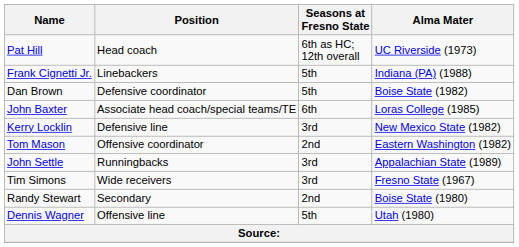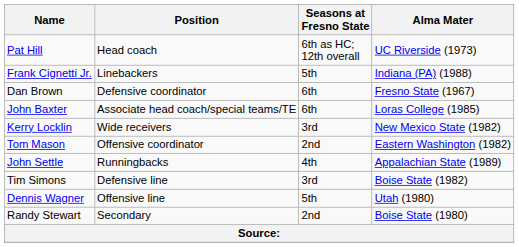(309, 92) 5th -> (309, 92) 6th
(421, 92) Boise State (1982) -> (425, 92) Fresno State (1967)
(132, 127) Defensive line -> (134, 127) Wide receivers
(310, 163) 3rd -> (309, 163) 4th
(134, 181) Wide receivers -> (132, 181) Defensive line
(425, 181) Fresno State (1967) -> (421, 181) Boise State (1982)
rows swapped: (44, 198) <-> (45, 216)
